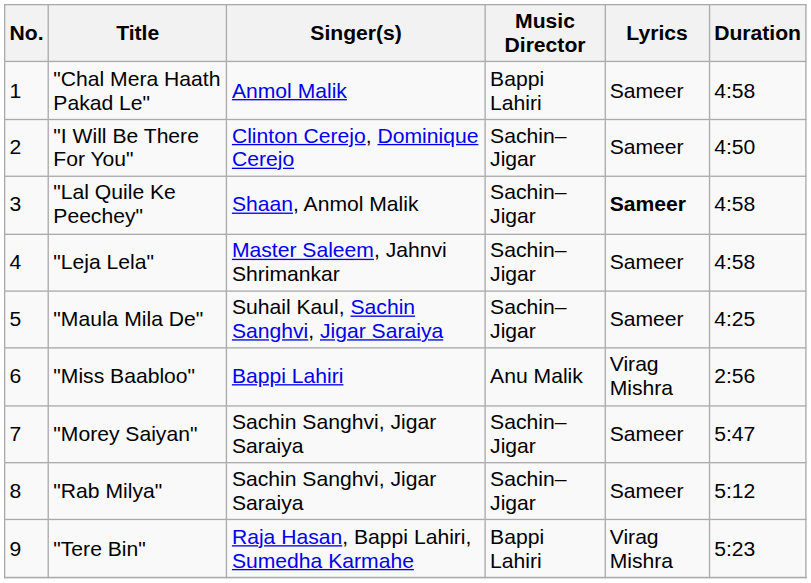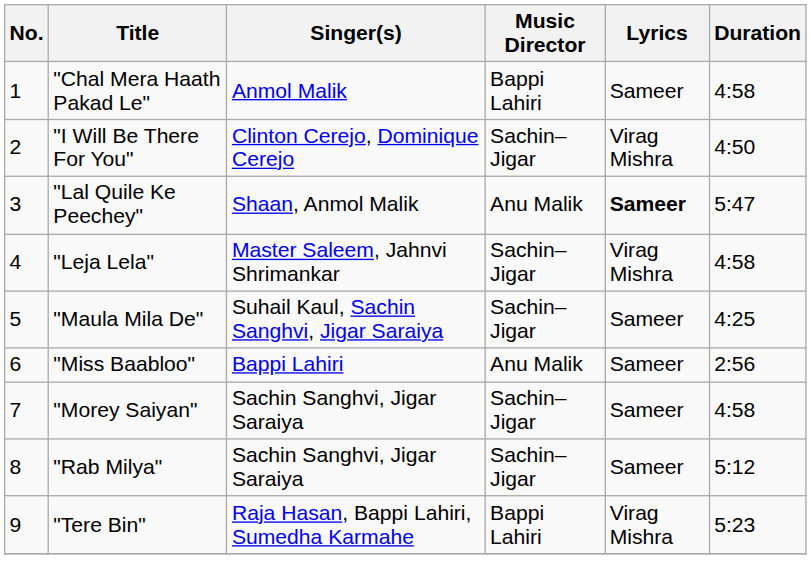(647, 147) Sameer -> (641, 147) Virag Mishra
(528, 204) Sachin–Jigar -> (536, 204) Anu Malik
(735, 204) 4:58 -> (735, 204) 5:47
(647, 262) Sameer -> (641, 262) Virag Mishra
(641, 376) Virag Mishra -> (647, 364) Sameer
(735, 433) 5:47 -> (735, 410) 4:58
